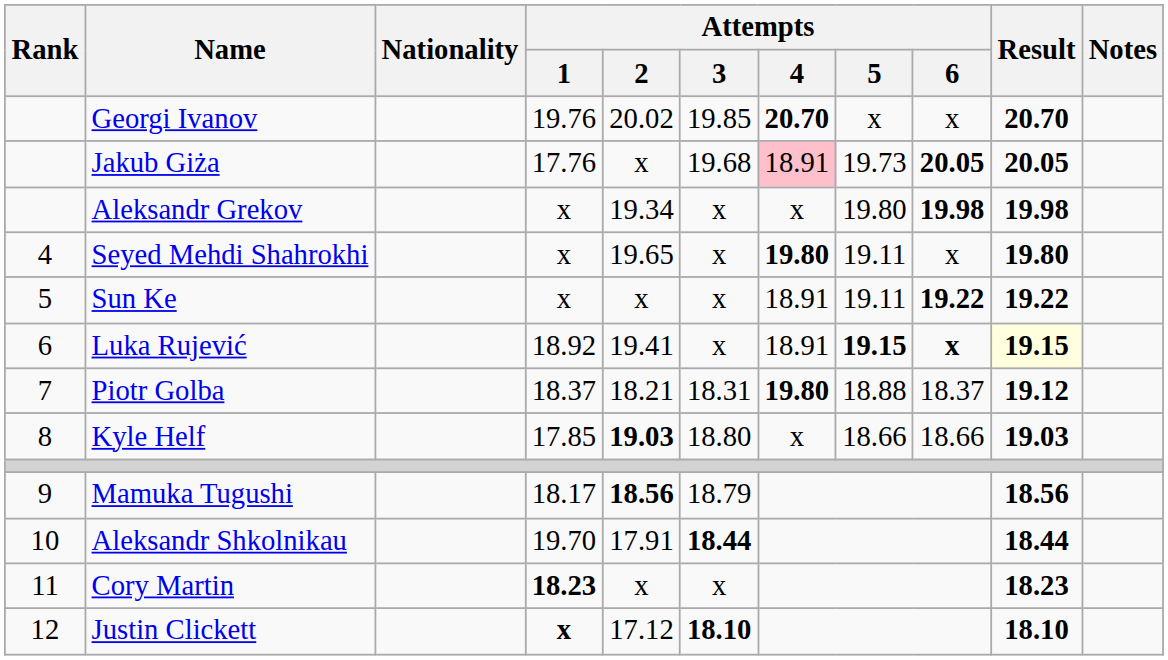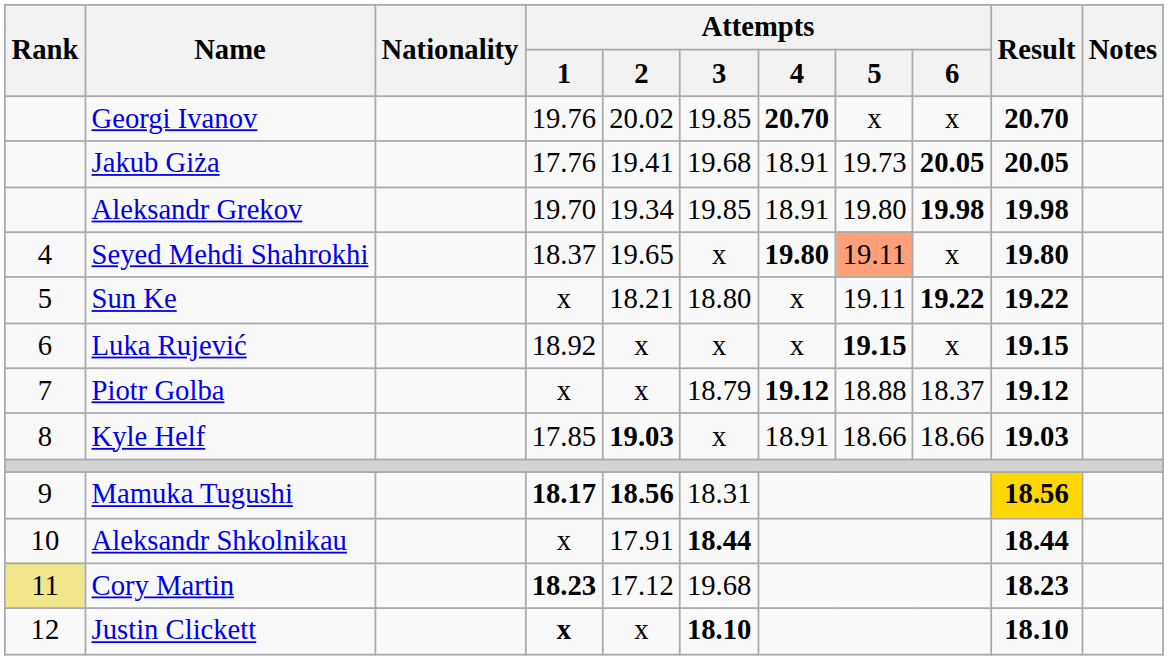(642, 163) x -> (642, 163) 19.41
(797, 163) pink background -> (797, 163) no background
(564, 208) x -> (564, 208) 19.70
(719, 208) x -> (719, 208) 19.85
(797, 208) x -> (797, 208) 18.91
(564, 254) x -> (564, 254) 18.37
(874, 254) no background -> (874, 254) lightsalmon background
(642, 299) x -> (642, 299) 18.21
(719, 299) x -> (719, 299) 18.80
(797, 299) 18.91 -> (797, 299) x
(642, 345) 19.41 -> (642, 345) x
(797, 345) 18.91 -> (797, 345) x
(952, 345) bold -> (952, 345) normal
(1036, 345) lightyellow background -> (1036, 345) no background
(564, 390) 18.37 -> (564, 390) x
(642, 390) 18.21 -> (642, 390) x
(719, 390) 18.31 -> (719, 390) 18.79
(797, 390) 19.80 -> (797, 390) 19.12
(719, 436) 18.80 -> (719, 436) x
(797, 436) x -> (797, 436) 18.91
(564, 494) normal -> (564, 494) bold
(719, 494) 18.79 -> (719, 494) 18.31
(1036, 494) no background -> (1036, 494) gold background
(564, 540) 19.70 -> (564, 540) x
(45, 585) no background -> (45, 585) khaki background
(642, 585) x -> (642, 585) 17.12
(719, 585) x -> (719, 585) 19.68
(642, 630) 17.12 -> (642, 630) x
